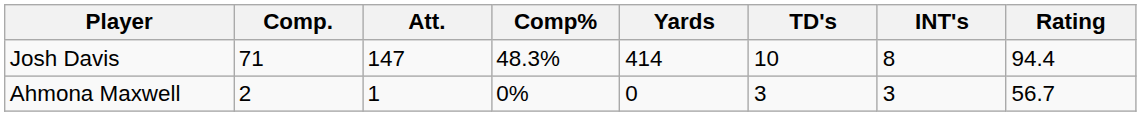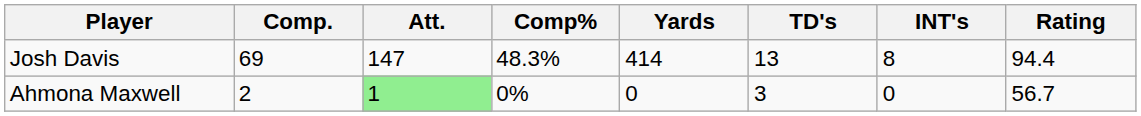(251, 57) 71 -> (251, 57) 69
(766, 57) 10 -> (766, 57) 13
(374, 93) no background -> (374, 93) lightgreen background
(889, 93) 3 -> (889, 93) 0
